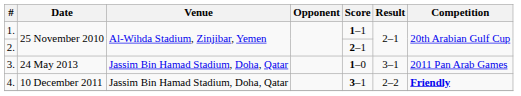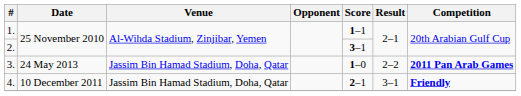(358, 47) 2–1 -> (358, 47) 3–1
(390, 64) 3–1 -> (390, 64) 2–2
(459, 64) normal -> (462, 64) bold
(358, 82) 3–1 -> (358, 82) 2–1
(390, 82) 2–2 -> (390, 82) 3–1
